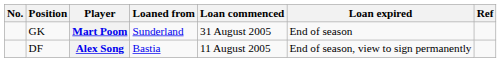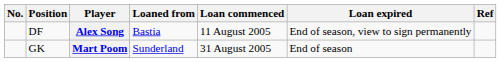rows swapped: (100, 48) <-> (100, 31)
